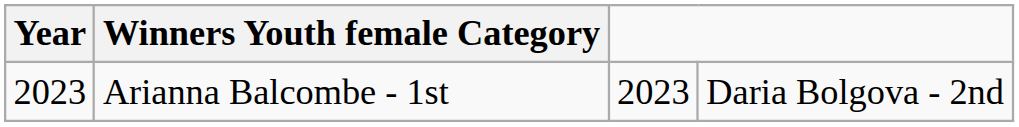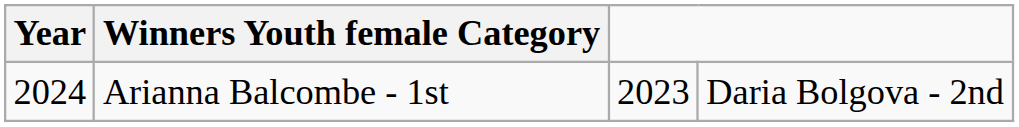(50, 90) 2023 -> (50, 90) 2024
